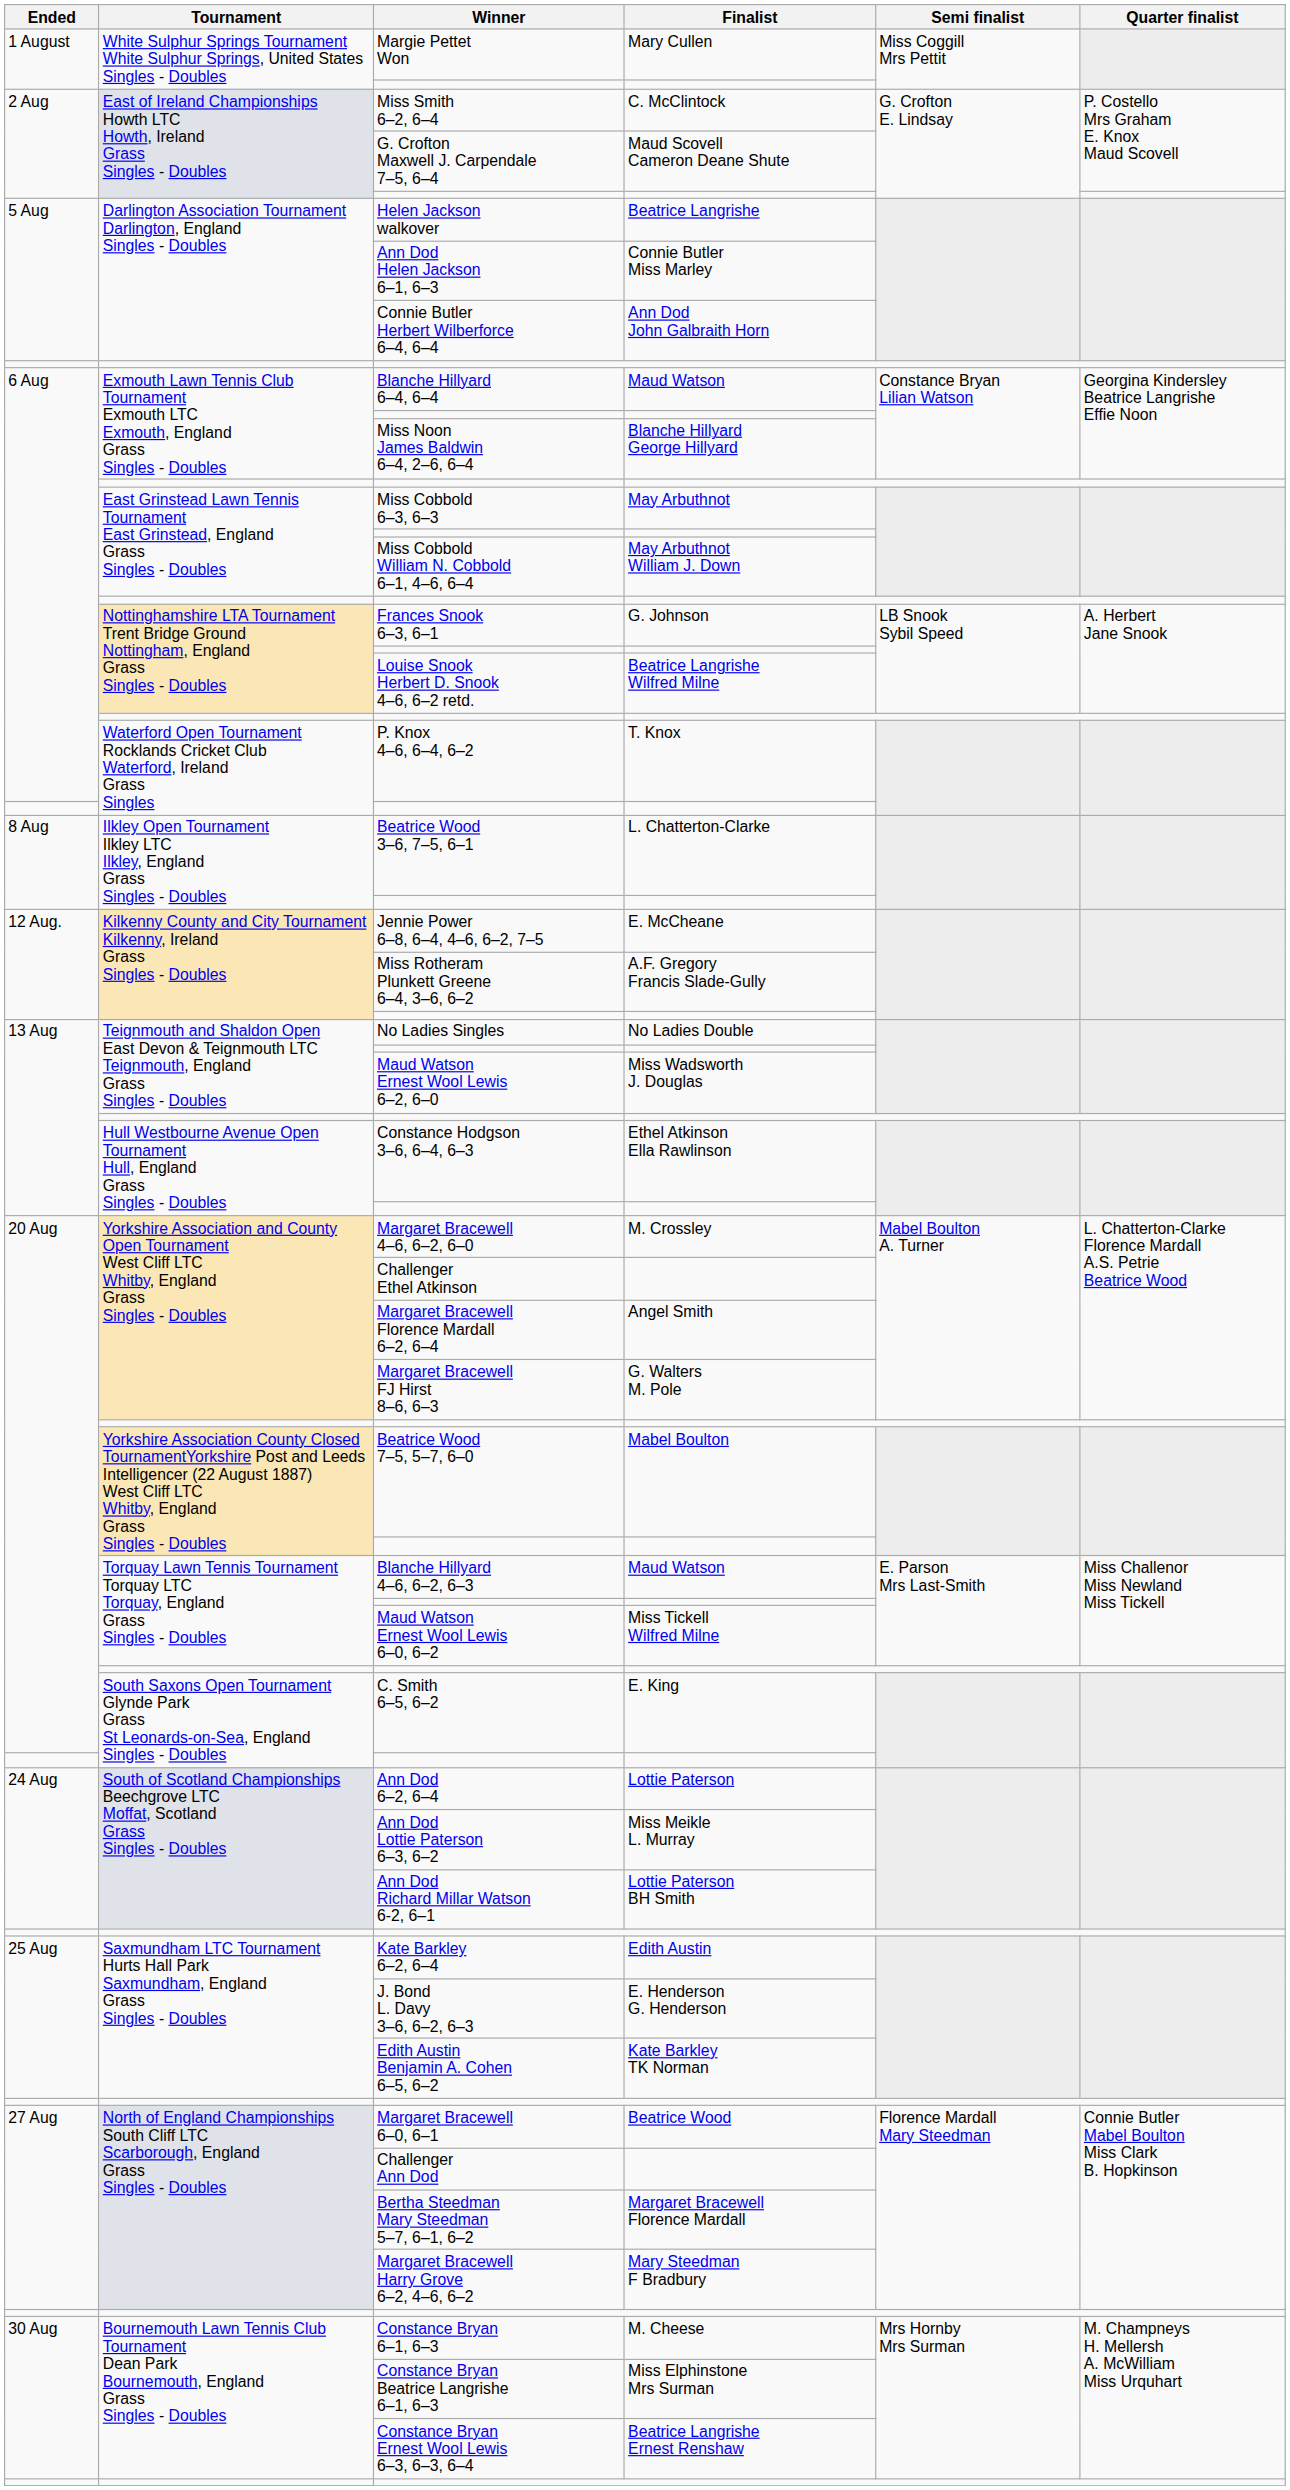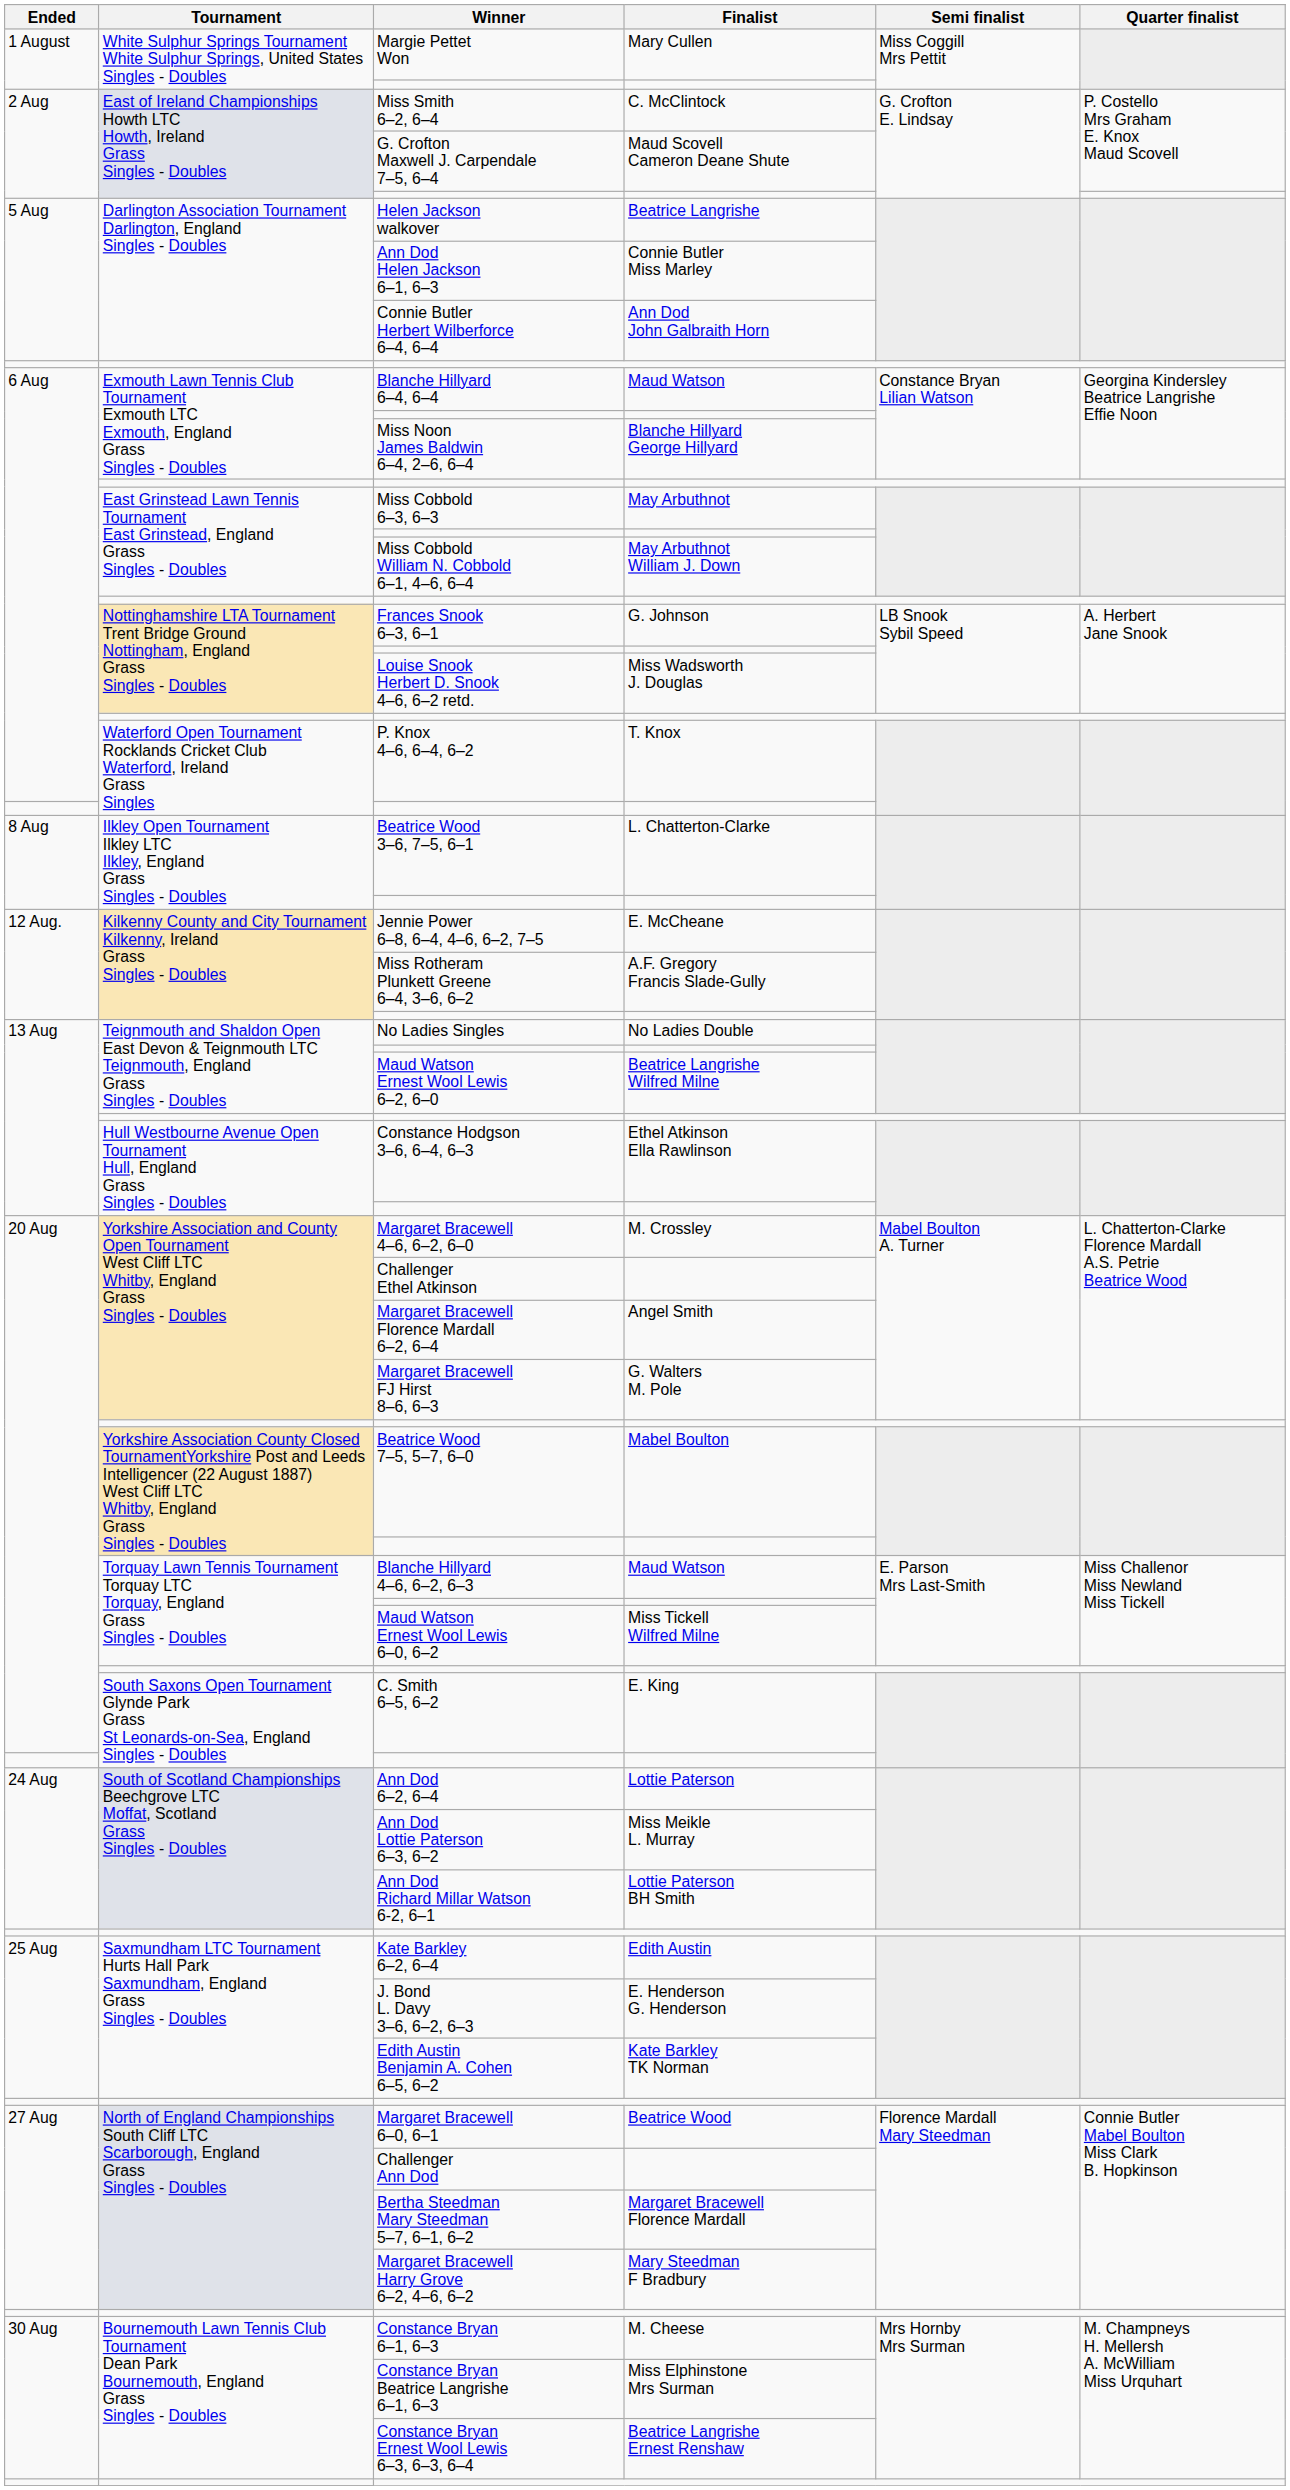(694, 674) Beatrice Langrishe Wilfred Milne -> (686, 674) Miss Wadsworth J. Douglas
(686, 1073) Miss Wadsworth J. Douglas -> (694, 1073) Beatrice Langrishe Wilfred Milne
